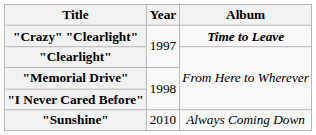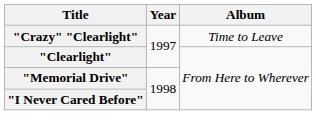(246, 36) bold -> (246, 36) normal
- row: (76, 120)
